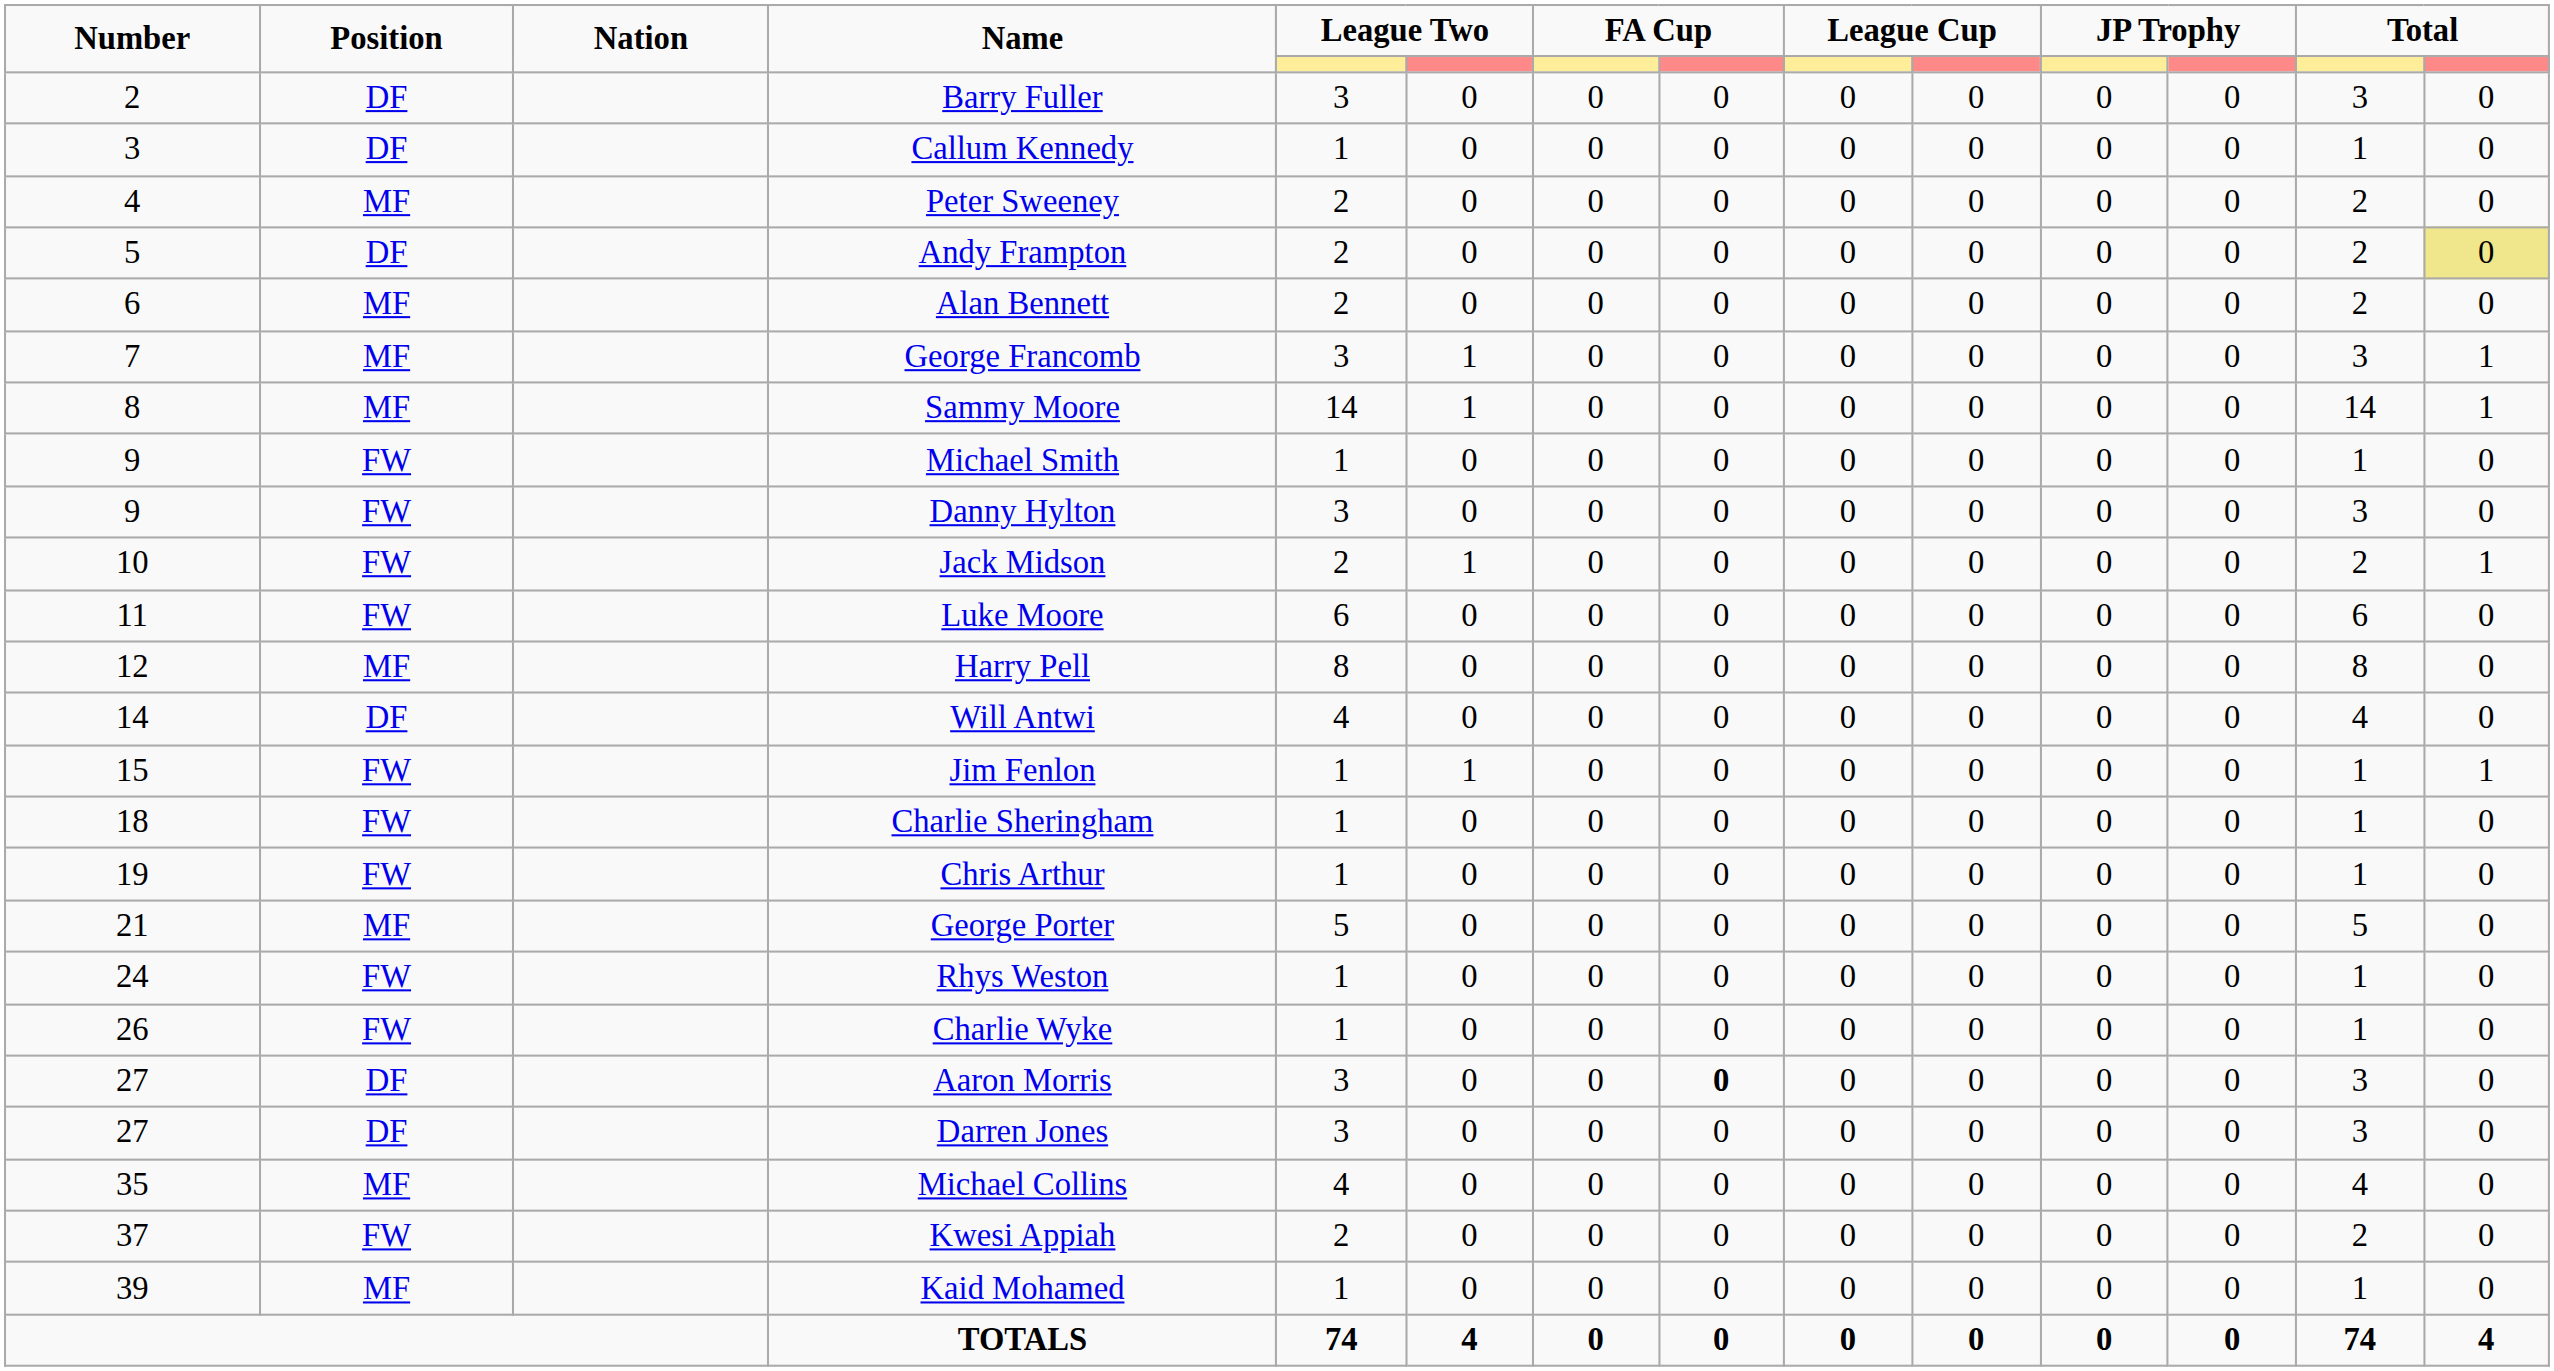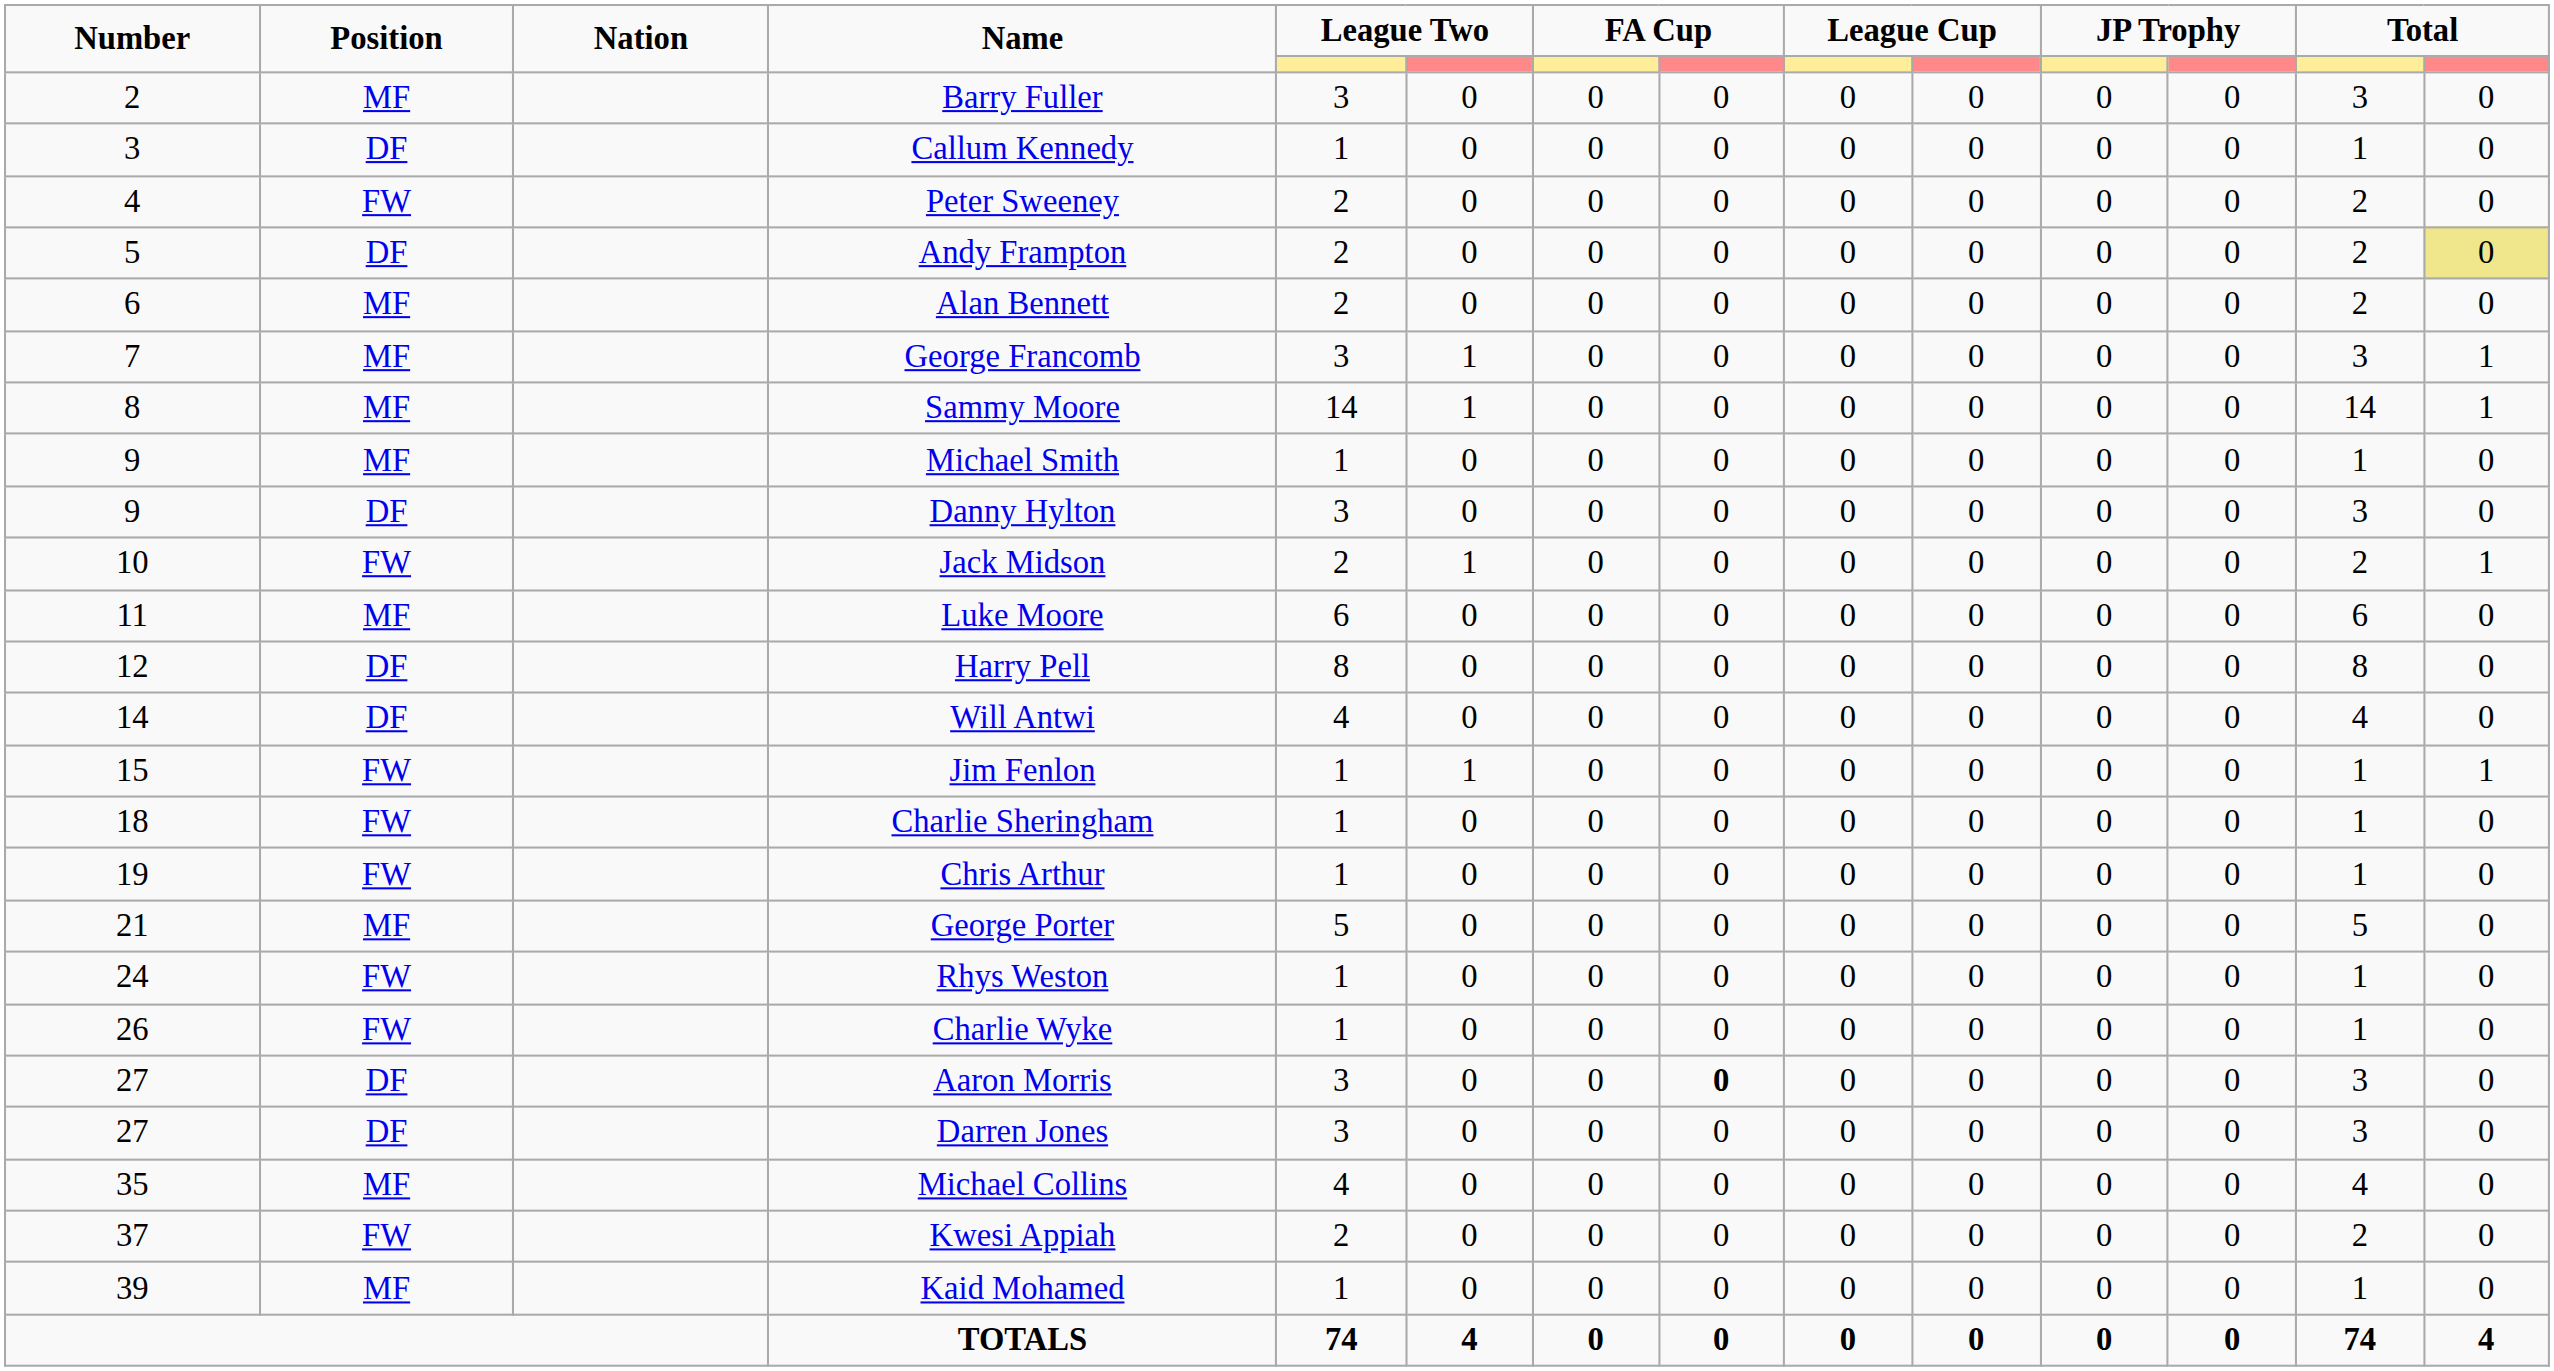(387, 97) DF -> (387, 97) MF
(387, 200) MF -> (387, 200) FW
(387, 459) FW -> (387, 459) MF
(387, 511) FW -> (387, 511) DF
(387, 614) FW -> (387, 614) MF
(387, 666) MF -> (387, 666) DF
